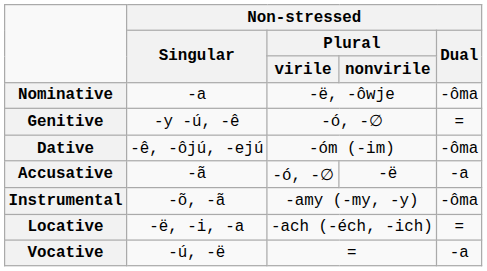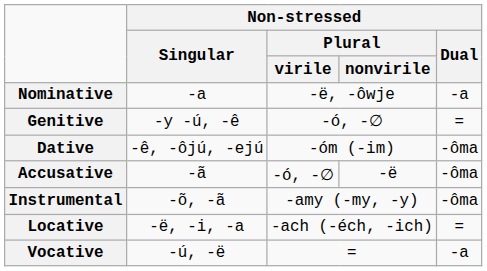(459, 95) -ôma -> (459, 95) -a
(459, 174) -a -> (459, 174) -ôma
